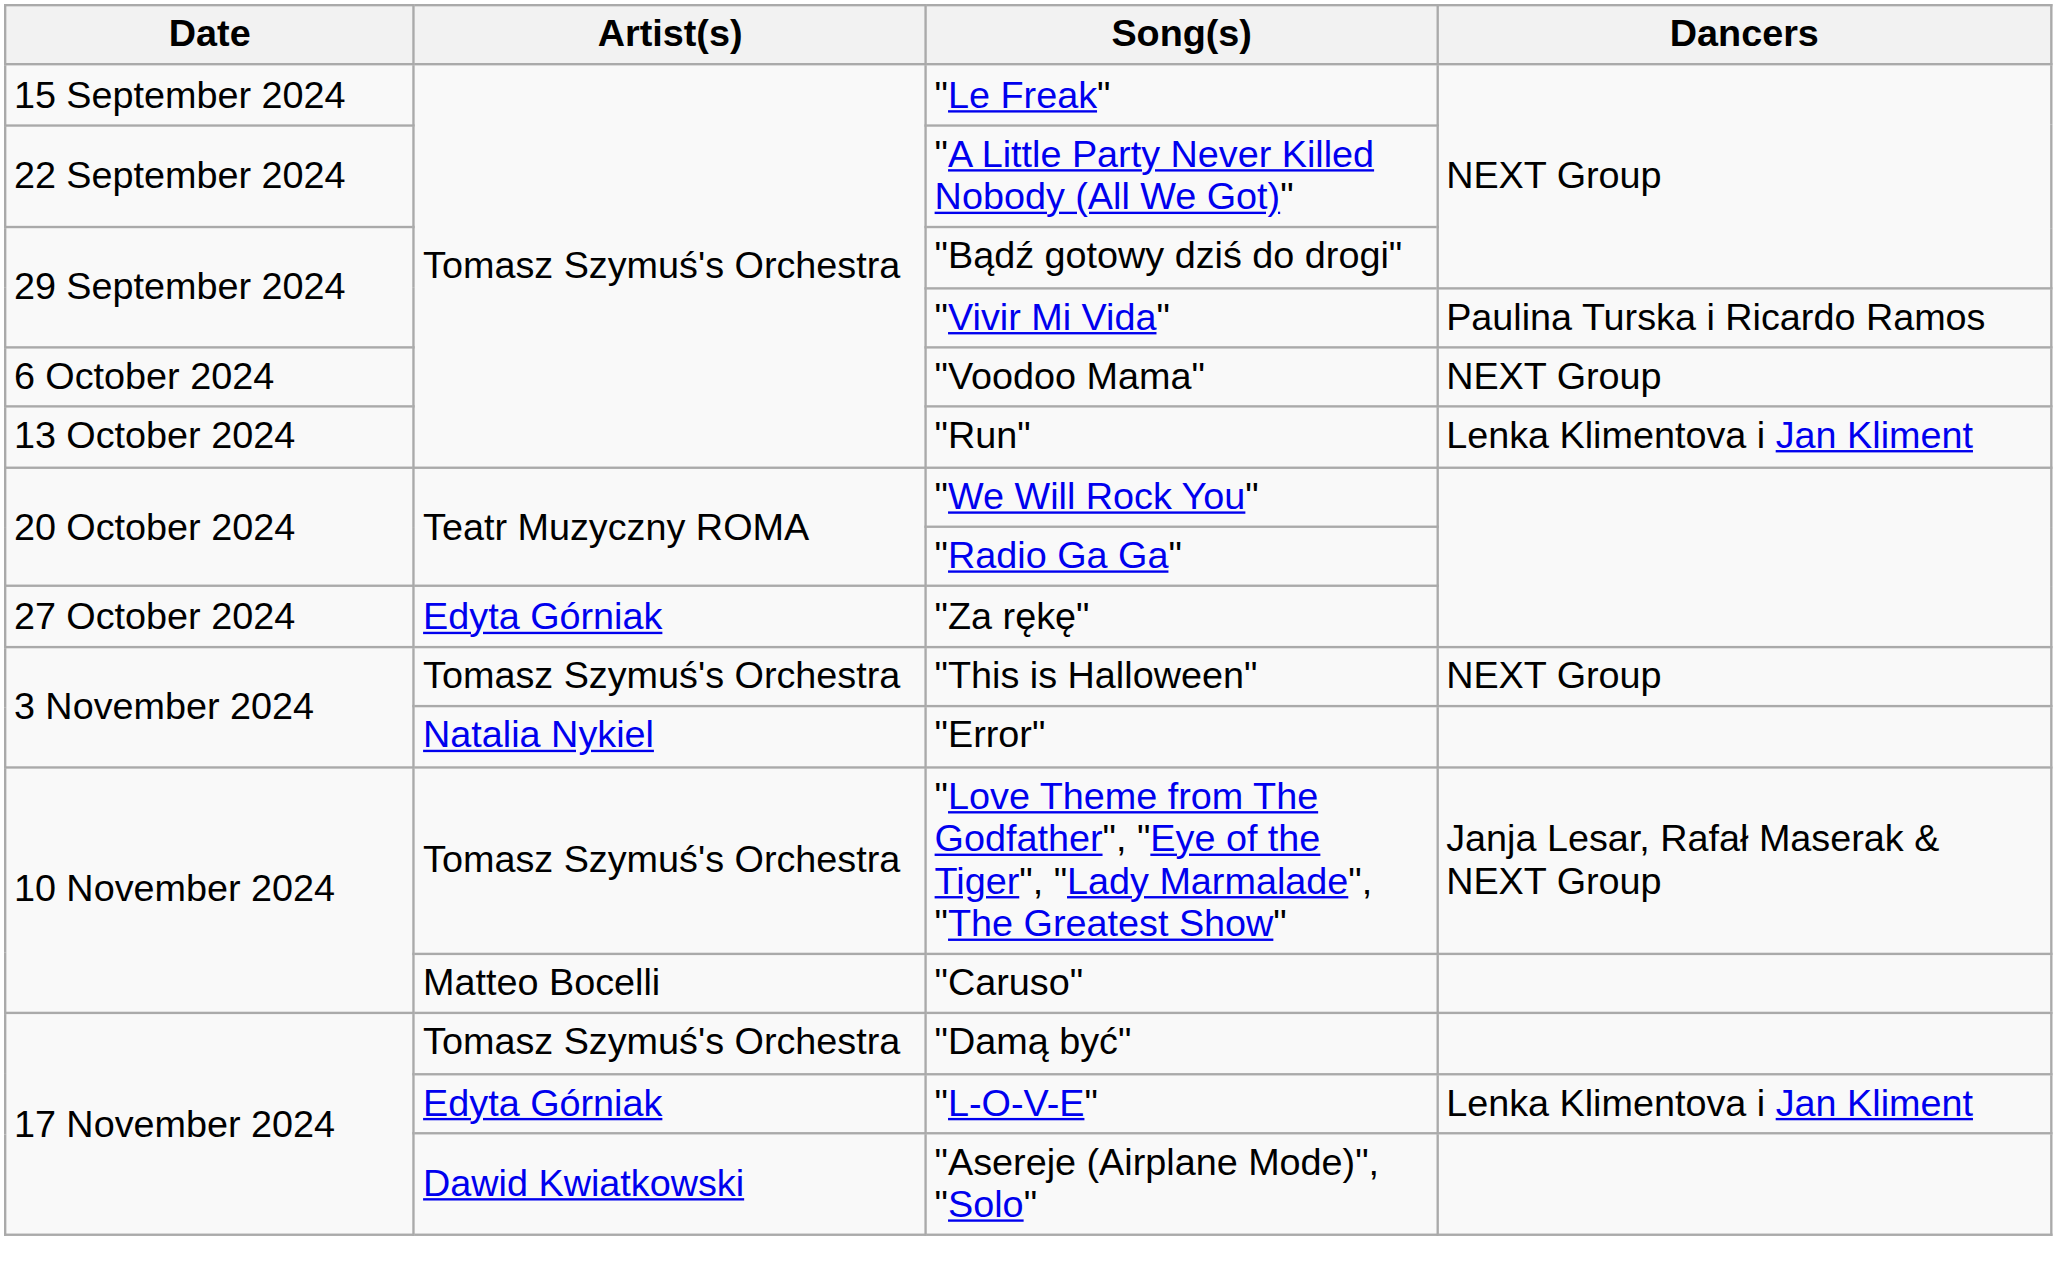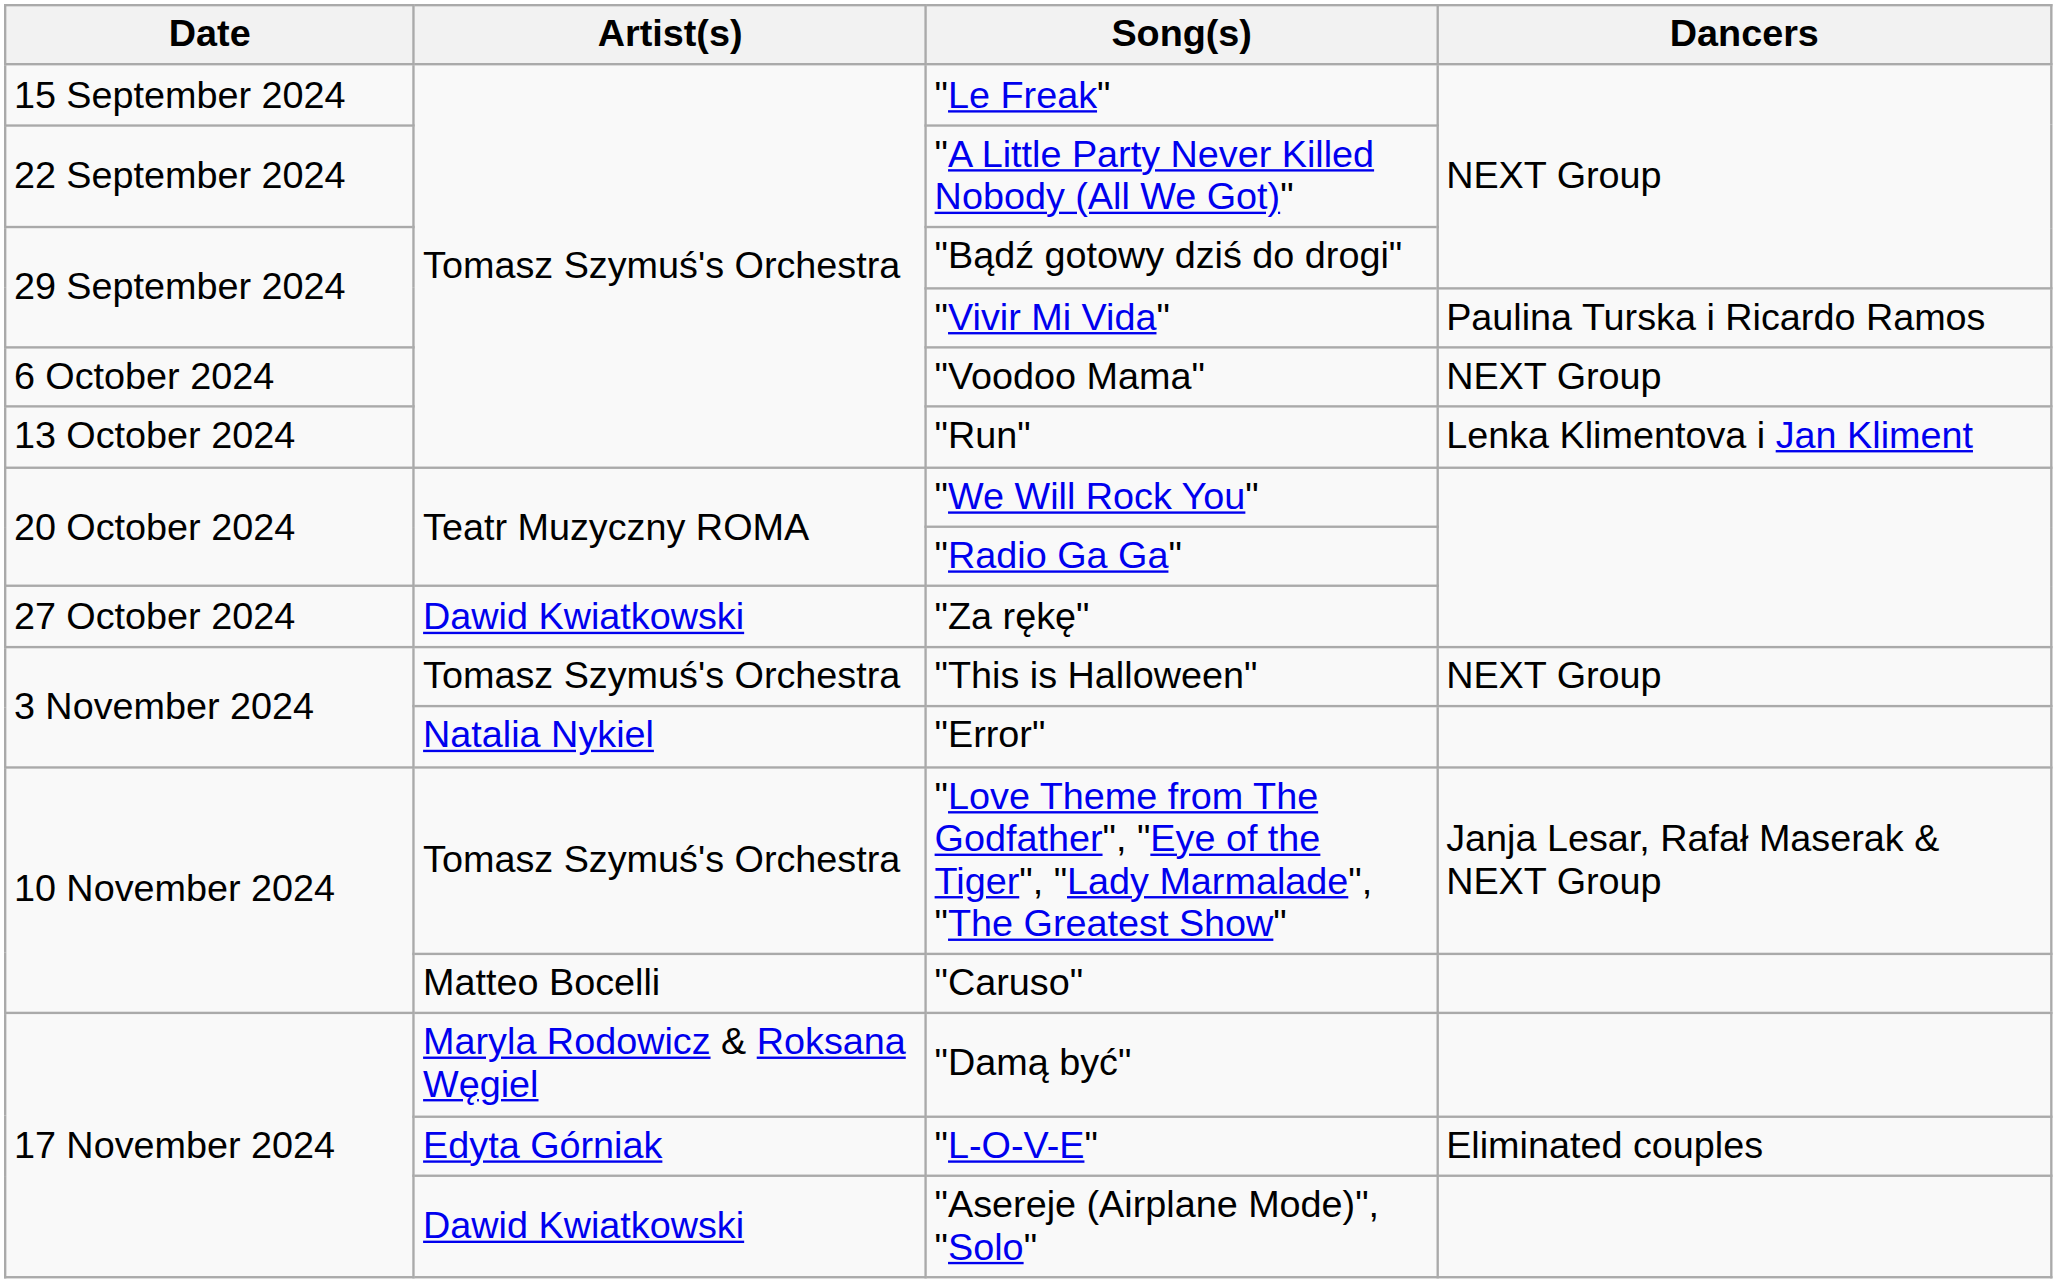(543, 615) Edyta Górniak -> (584, 615) Dawid Kwiatkowski
(662, 1042) Tomasz Szymuś's Orchestra -> (664, 1063) Maryla Rodowicz & Roksana Węgiel
(1710, 1102) Lenka Klimentova i Jan Kliment -> (1605, 1145) Eliminated couples
